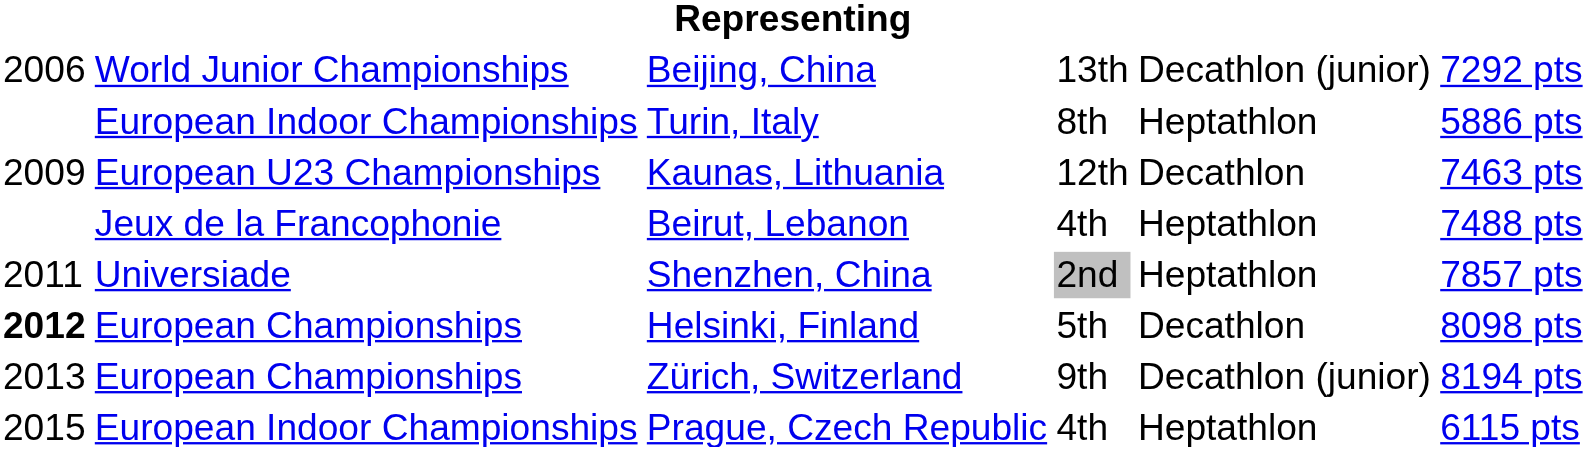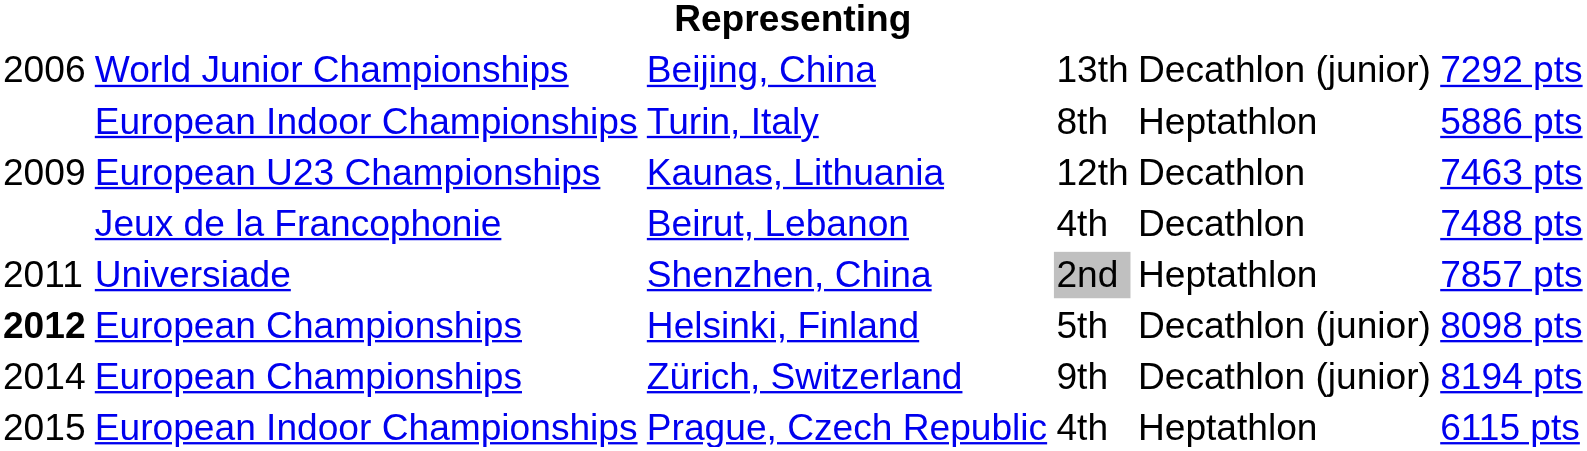(1228, 223) Heptathlon -> (1222, 223) Decathlon
(1222, 325) Decathlon -> (1284, 325) Decathlon (junior)
(44, 376) 2013 -> (44, 376) 2014
